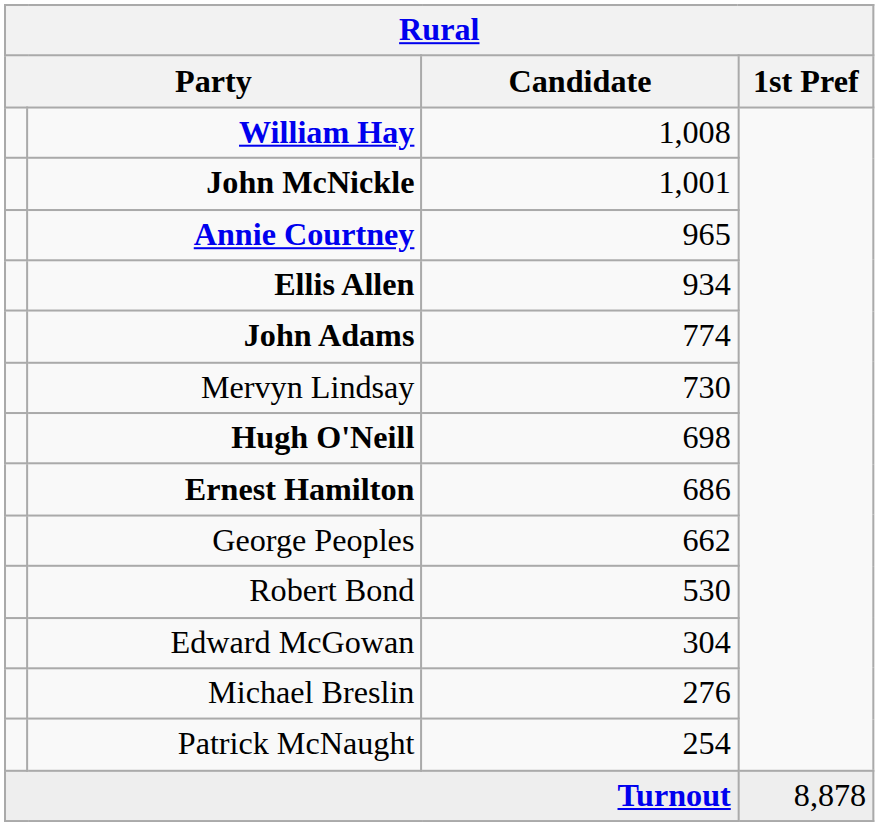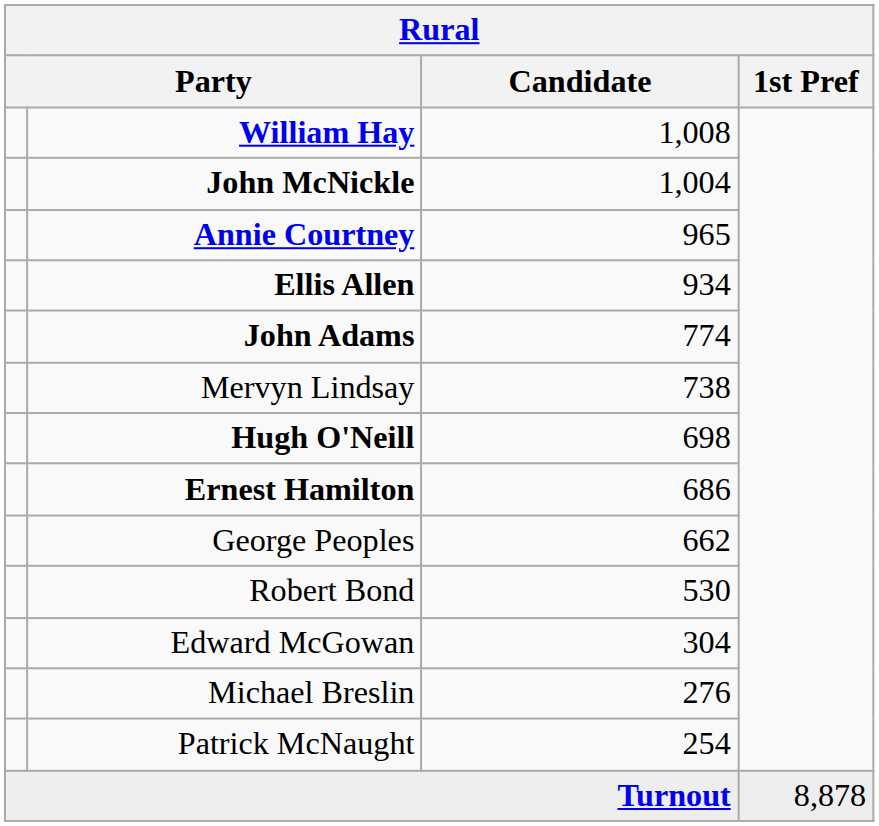(695, 183) 1,001 -> (695, 183) 1,004
(707, 387) 730 -> (707, 387) 738
